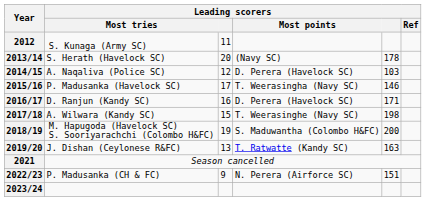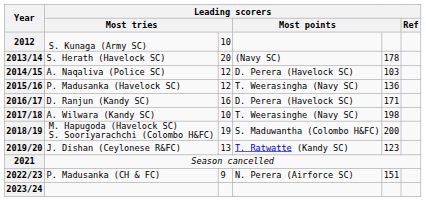(226, 42) 11 -> (226, 42) 10
(226, 86) 17 -> (226, 86) 12
(391, 86) 146 -> (391, 86) 136
(226, 114) 15 -> (226, 114) 10
(391, 147) 163 -> (391, 147) 123
